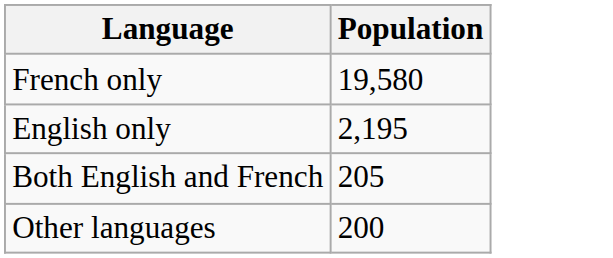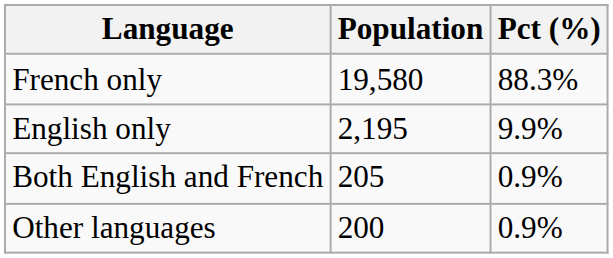+ column: (549, 29)
